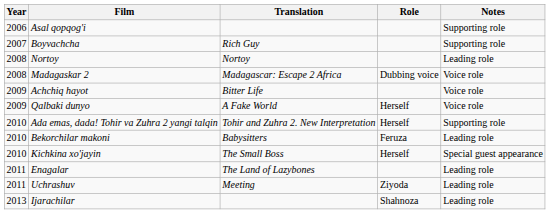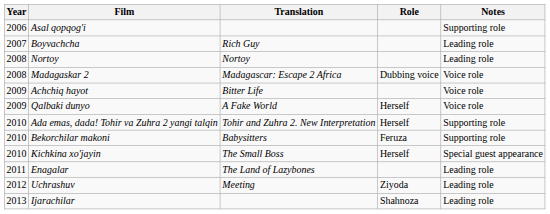(474, 43) Supporting role -> (468, 43) Leading role
(468, 138) Leading role -> (474, 138) Supporting role
(16, 185) 2011 -> (17, 185) 2012
